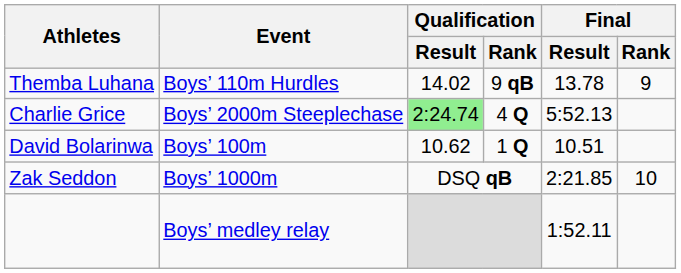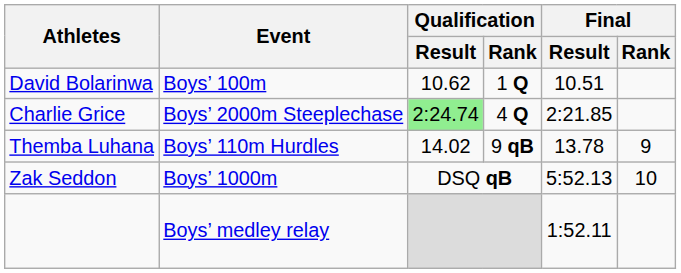rows swapped: (81, 146) <-> (82, 84)
(579, 115) 5:52.13 -> (579, 115) 2:21.85
(579, 178) 2:21.85 -> (579, 178) 5:52.13
